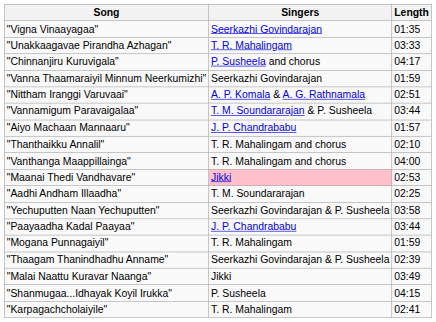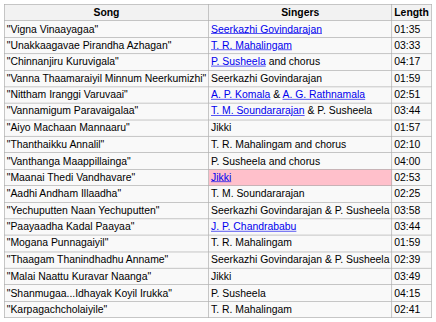(254, 128) J. P. Chandrababu -> (221, 128) Jikki
(279, 161) T. R. Mahalingam and chorus -> (266, 161) P. Susheela and chorus
